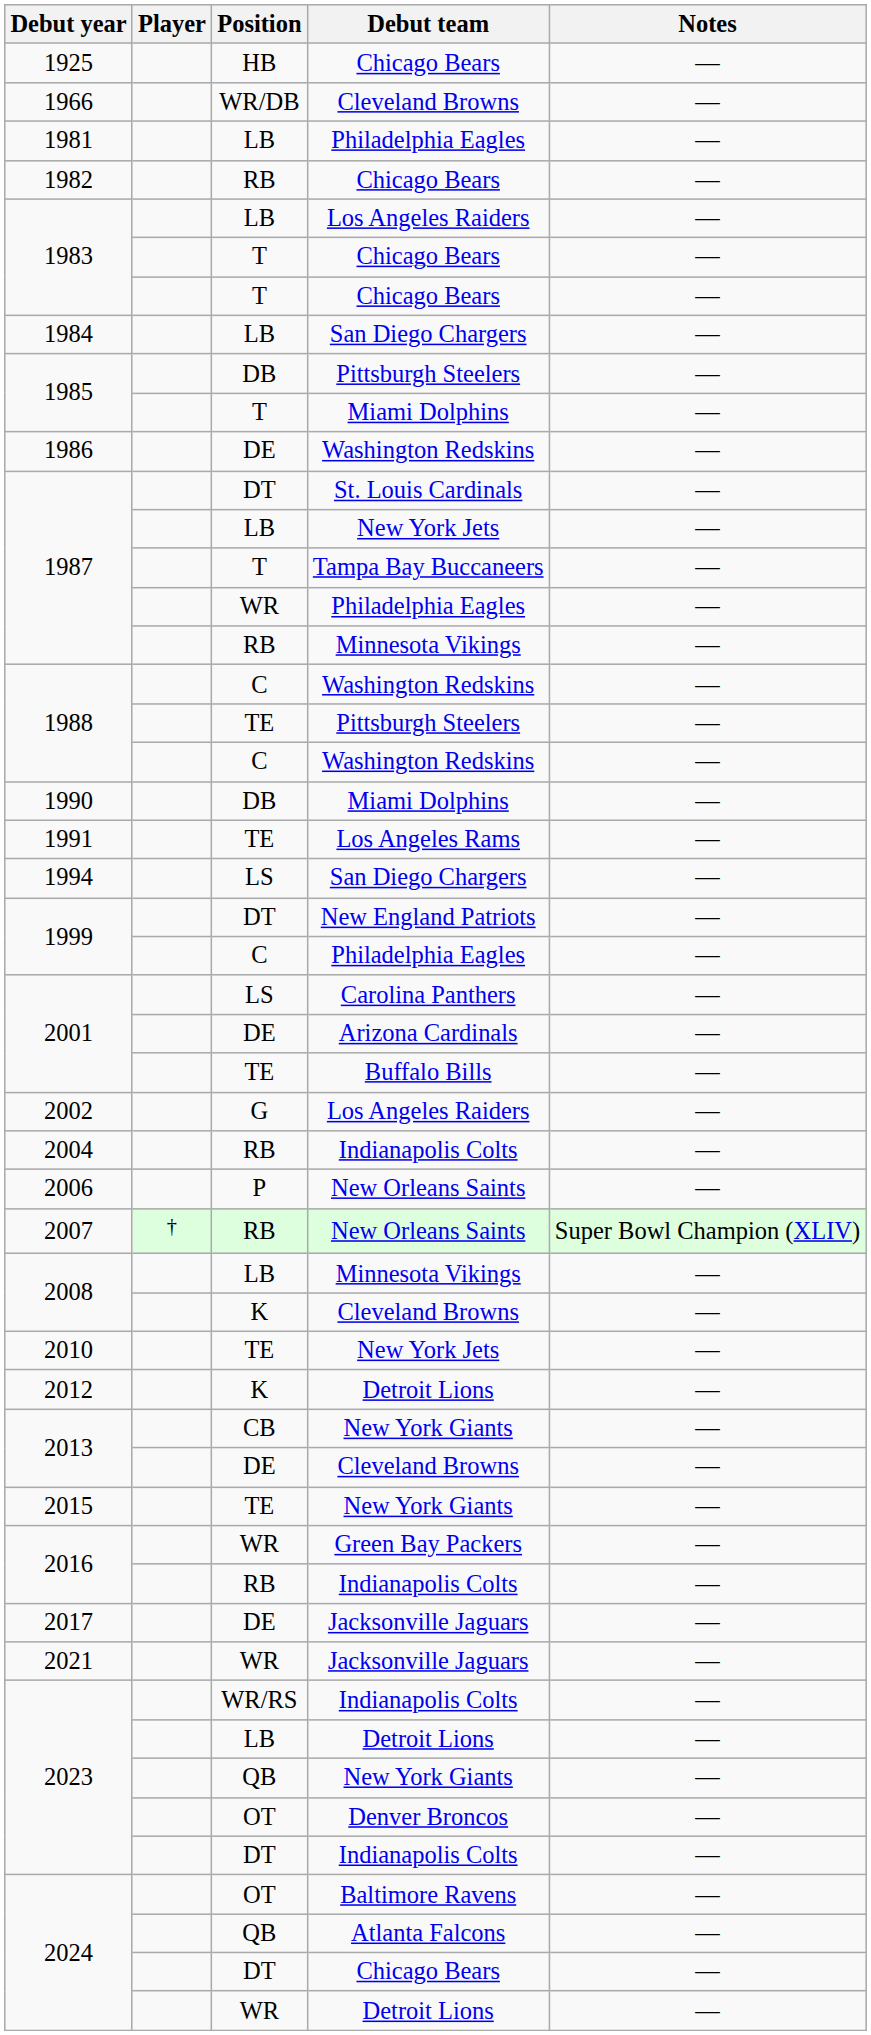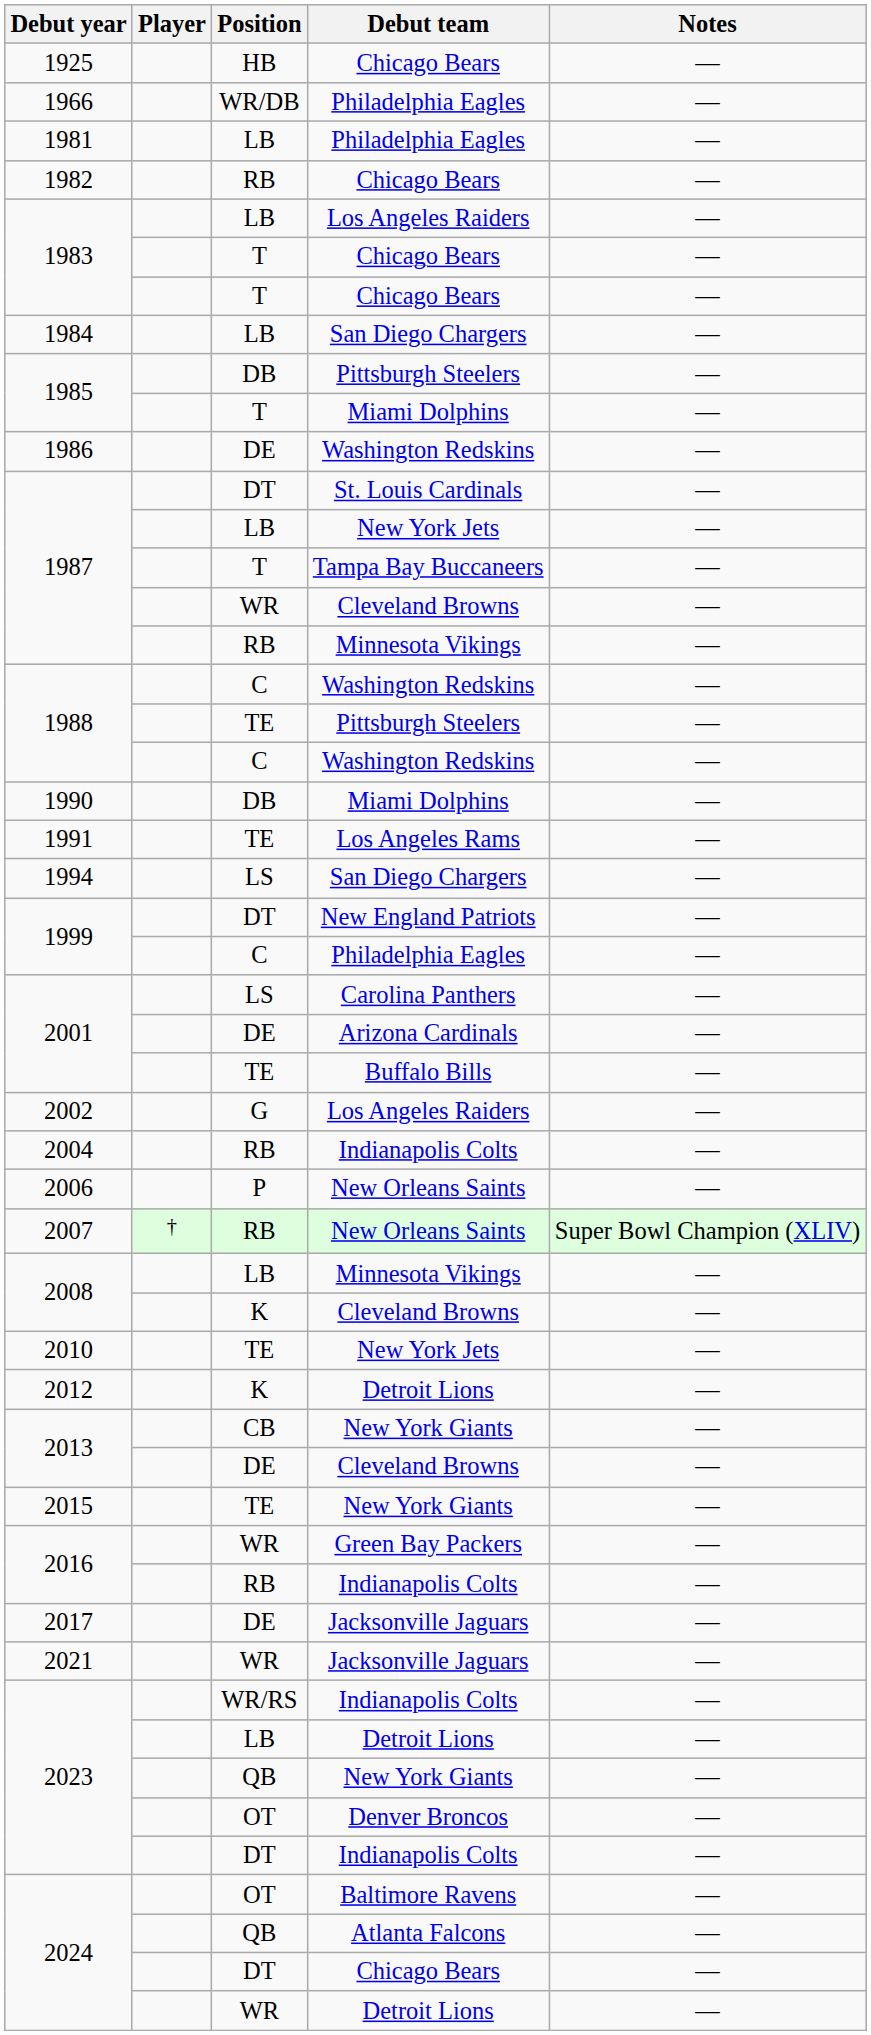(428, 101) Cleveland Browns -> (428, 101) Philadelphia Eagles
(428, 606) Philadelphia Eagles -> (428, 606) Cleveland Browns
